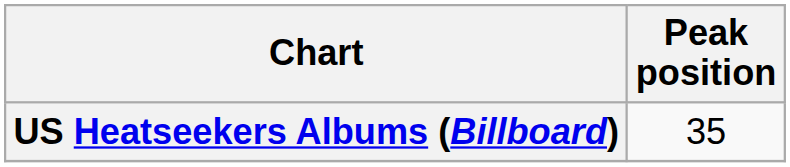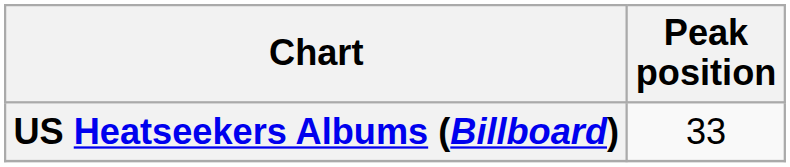(706, 131) 35 -> (706, 131) 33
